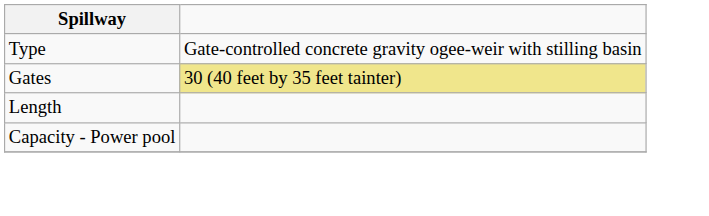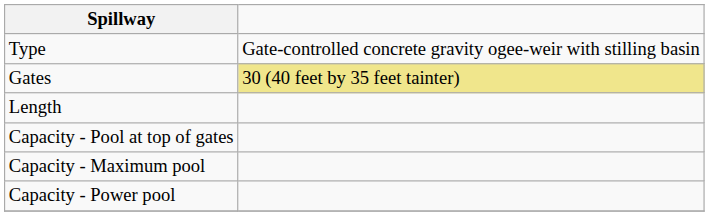+ row: (121, 136)
+ row: (107, 166)
